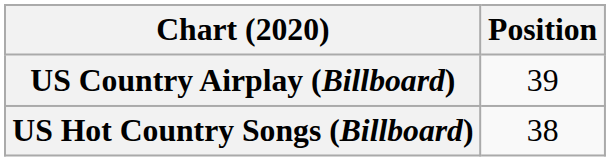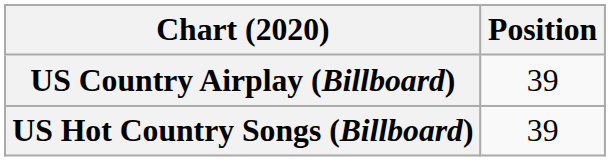(543, 130) 38 -> (543, 130) 39
